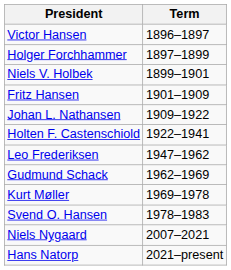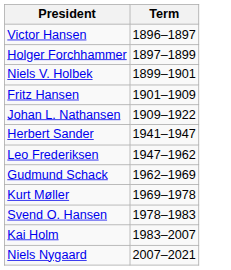- row: (74, 134)
+ row: (51, 134)
+ row: (33, 235)
- row: (43, 255)
